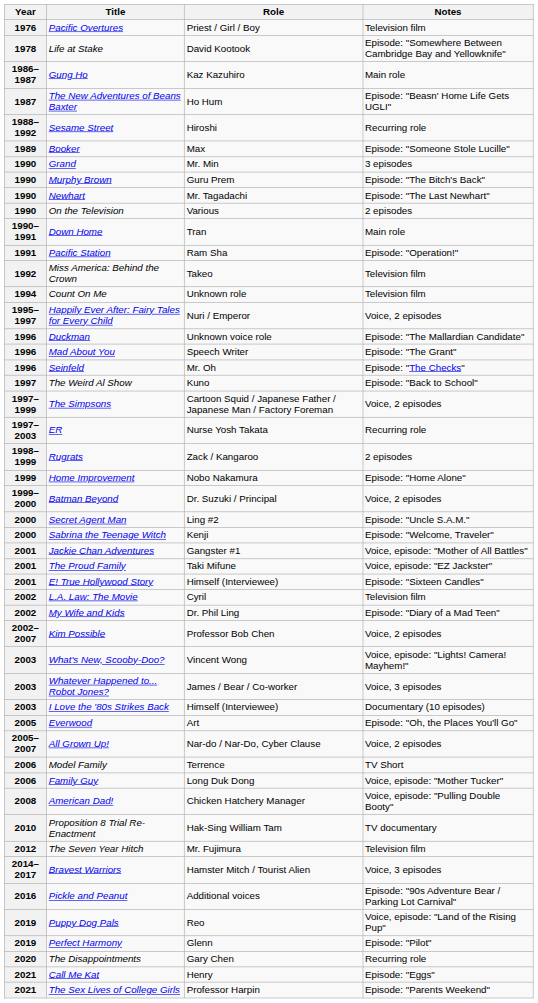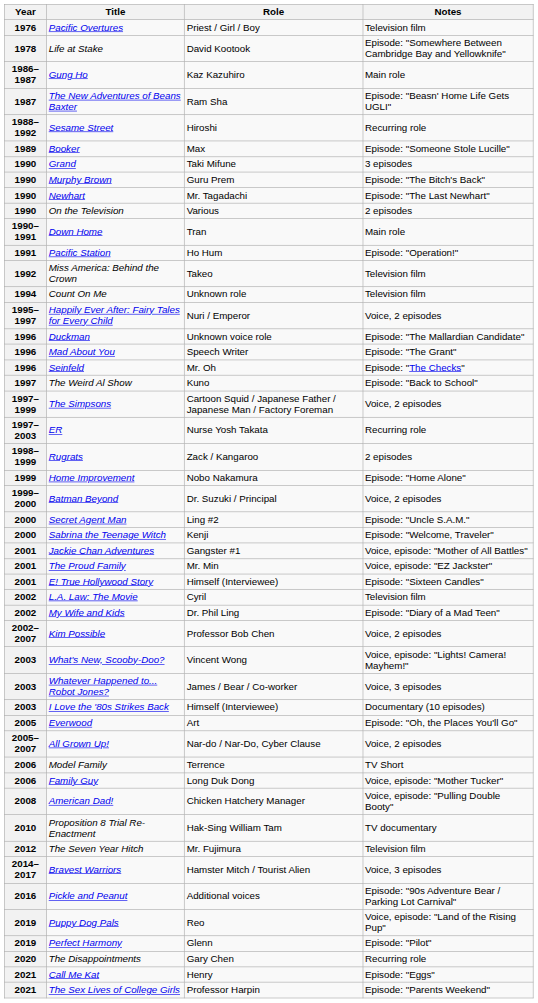(205, 101) Ho Hum -> (207, 101) Ram Sha
(203, 164) Mr. Min -> (211, 164) Taki Mifune
(207, 252) Ram Sha -> (205, 252) Ho Hum
(211, 566) Taki Mifune -> (203, 566) Mr. Min
